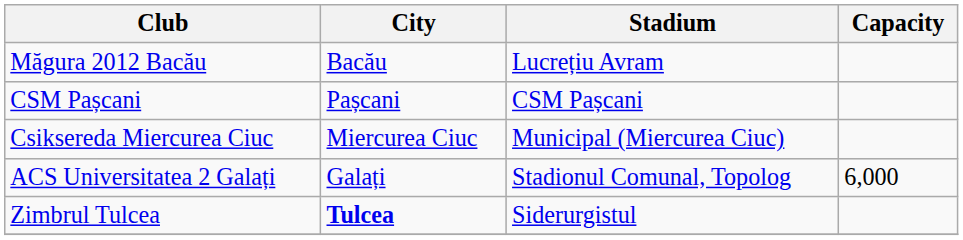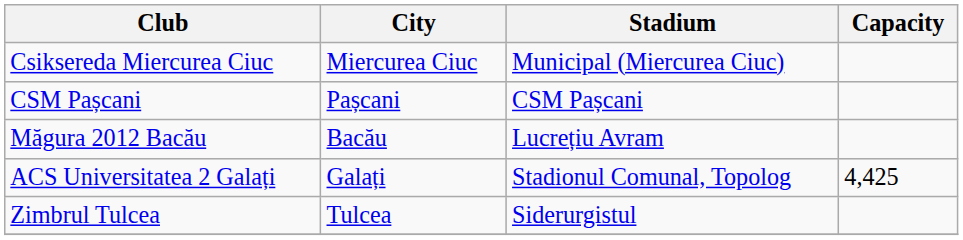rows swapped: (142, 138) <-> (108, 61)
(871, 176) 6,000 -> (871, 176) 4,425
(360, 215) bold -> (359, 215) normal
